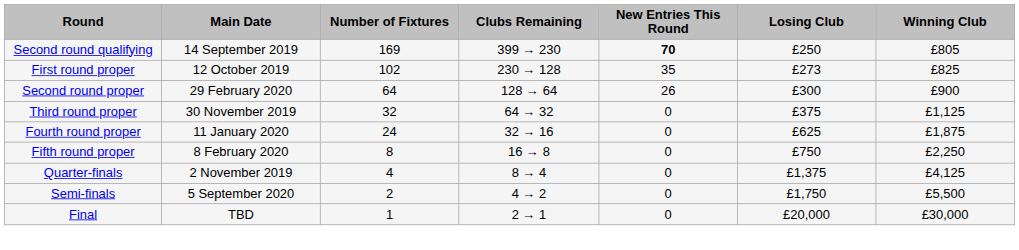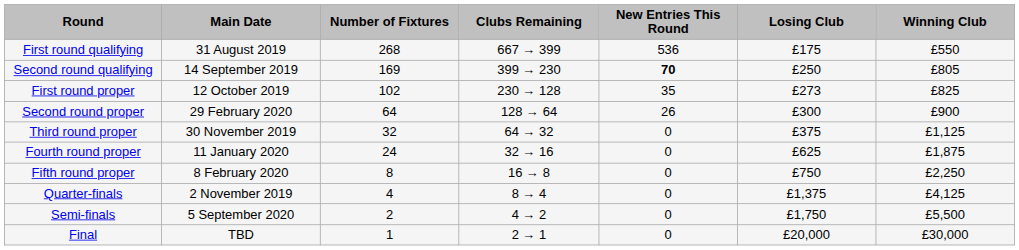+ row: (83, 49)
